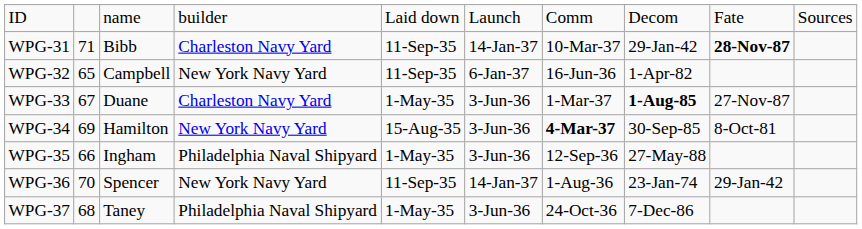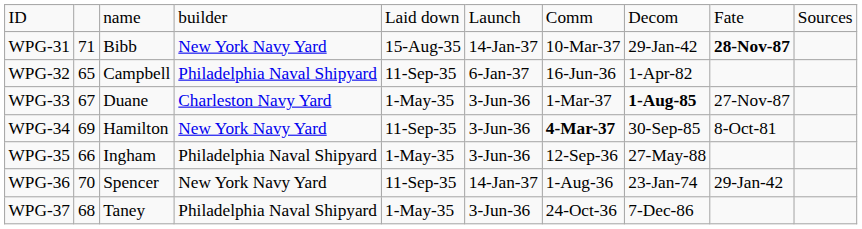(255, 45) Charleston Navy Yard -> (253, 45) New York Navy Yard
(421, 45) 11-Sep-35 -> (423, 45) 15-Aug-35
(253, 73) New York Navy Yard -> (278, 73) Philadelphia Naval Shipyard
(423, 127) 15-Aug-35 -> (421, 127) 11-Sep-35
